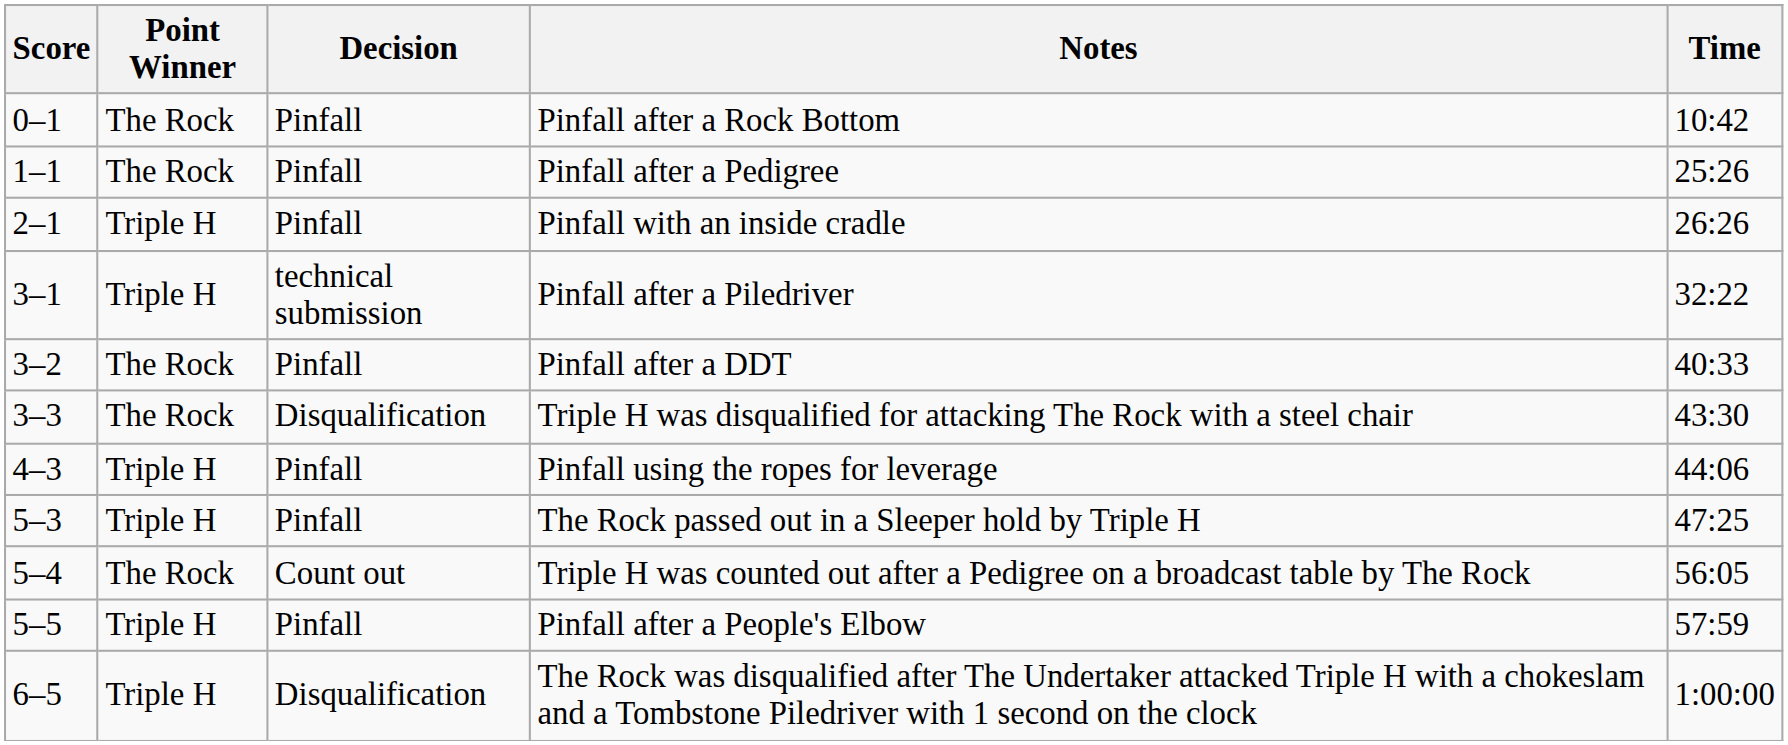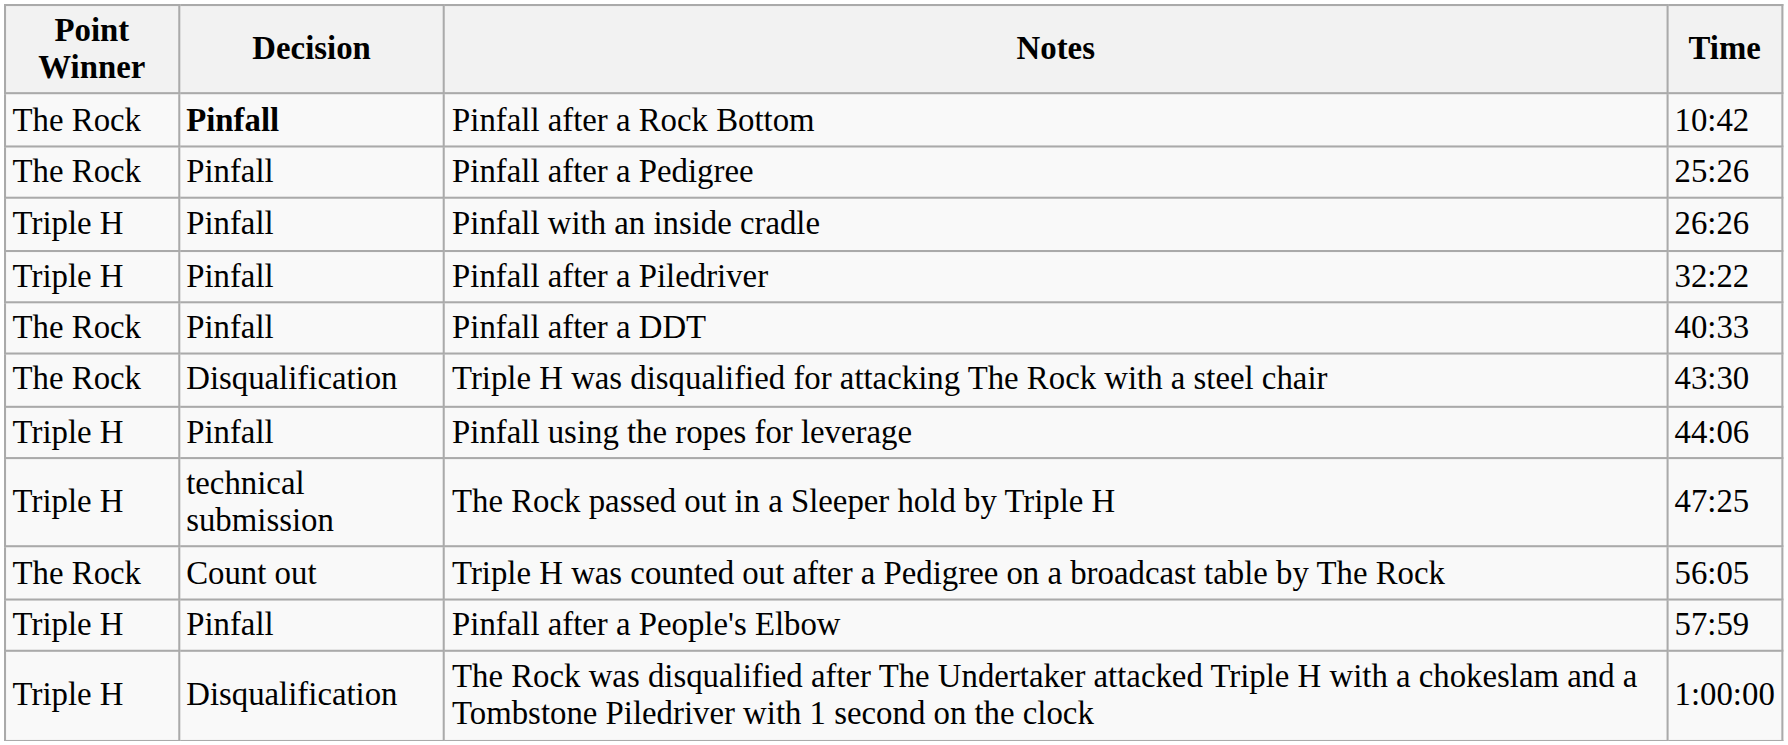- column: (51, 48)
(319, 119) normal -> (233, 119) bold
(349, 293) technical submission -> (230, 275) Pinfall
(319, 520) Pinfall -> (260, 502) technical submission
